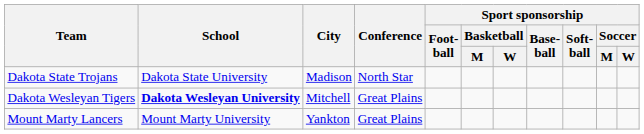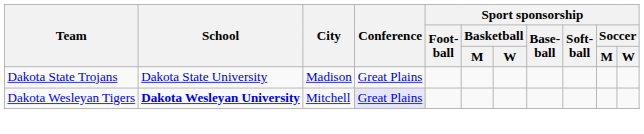(385, 77) North Star -> (390, 77) Great Plains
(390, 98) no background -> (390, 98) lavender background
- row: (65, 118)
